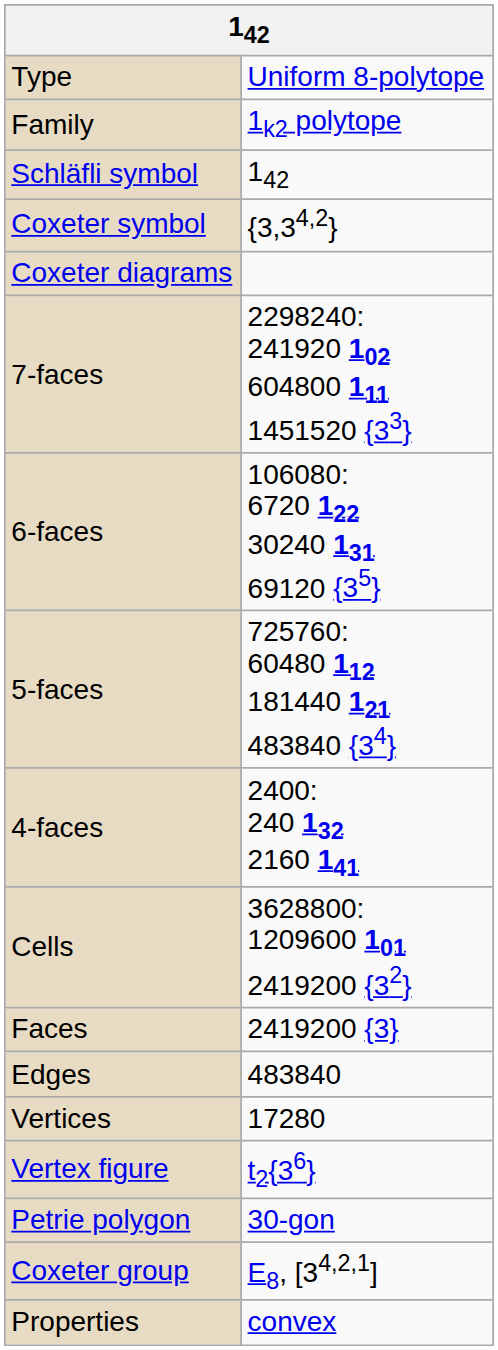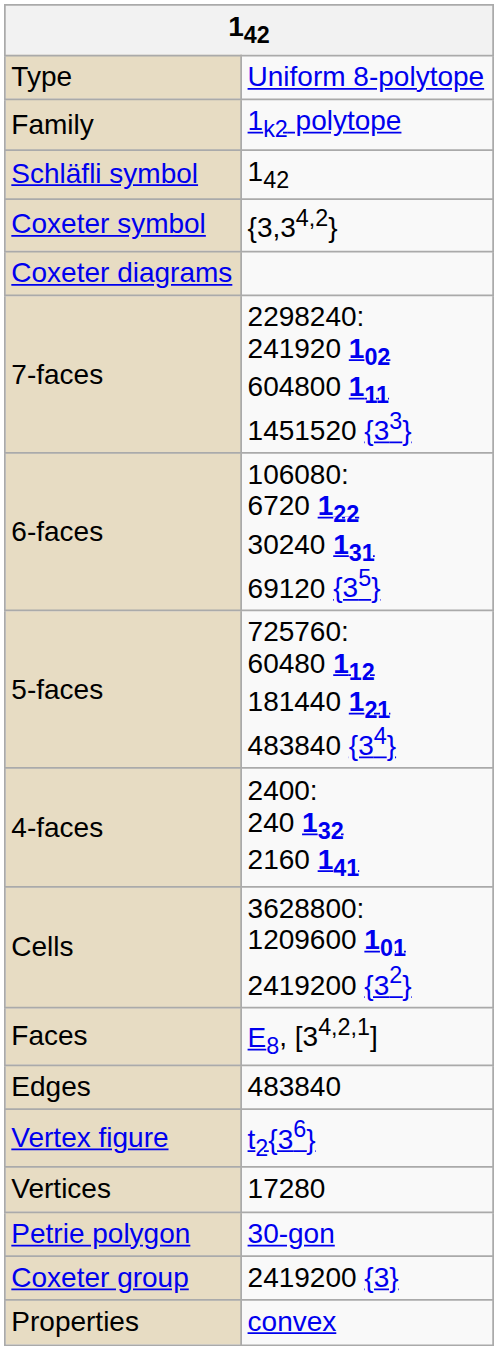(323, 1029) 2419200 {3} -> (313, 1036) E8, [34,2,1]
rows swapped: (61, 1118) <-> (90, 1169)
(313, 1272) E8, [34,2,1] -> (323, 1277) 2419200 {3}
